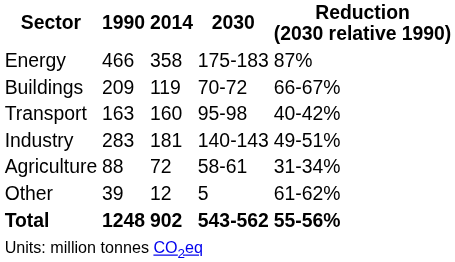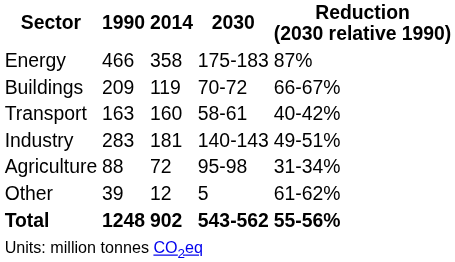(223, 114) 95-98 -> (223, 114) 58-61
(223, 167) 58-61 -> (223, 167) 95-98
